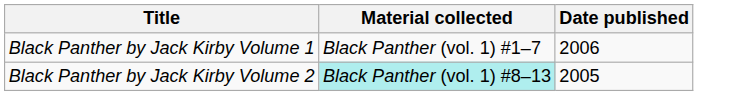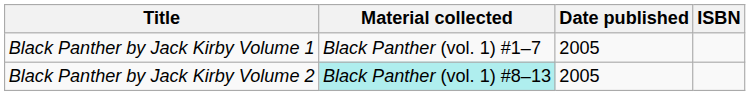+ column: (719, 18)
(579, 47) 2006 -> (579, 47) 2005
